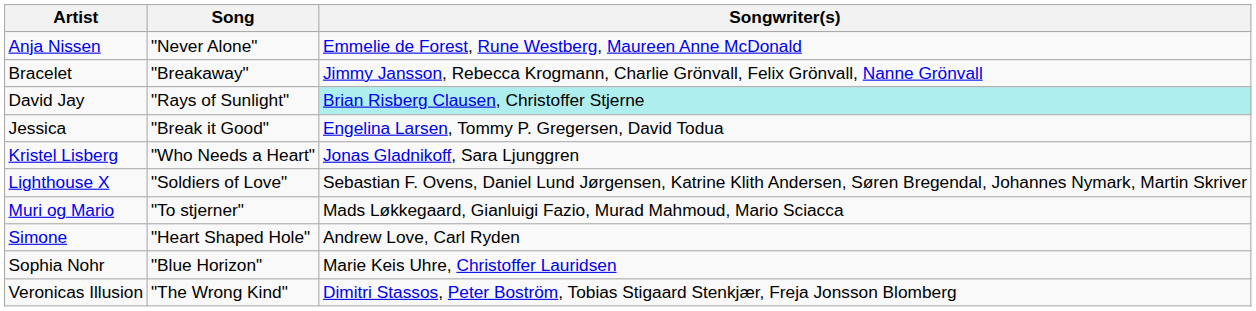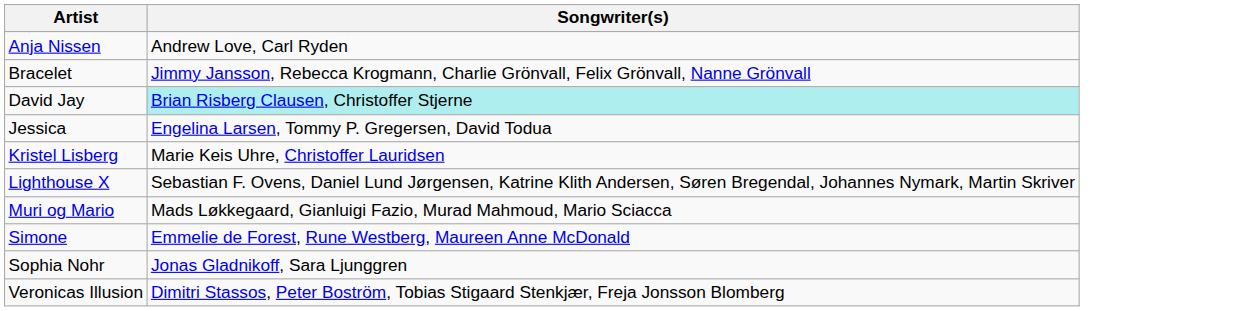- column: (233, 18)
(562, 45) Emmelie de Forest, Rune Westberg, Maureen Anne McDonald -> (249, 45) Andrew Love, Carl Ryden
(451, 155) Jonas Gladnikoff, Sara Ljunggren -> (298, 155) Marie Keis Uhre, Christoffer Lauridsen
(421, 237) Andrew Love, Carl Ryden -> (390, 237) Emmelie de Forest, Rune Westberg, Maureen Anne McDonald
(470, 264) Marie Keis Uhre, Christoffer Lauridsen -> (279, 264) Jonas Gladnikoff, Sara Ljunggren
